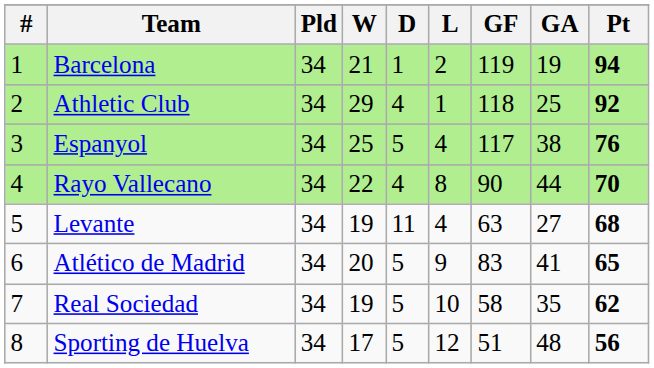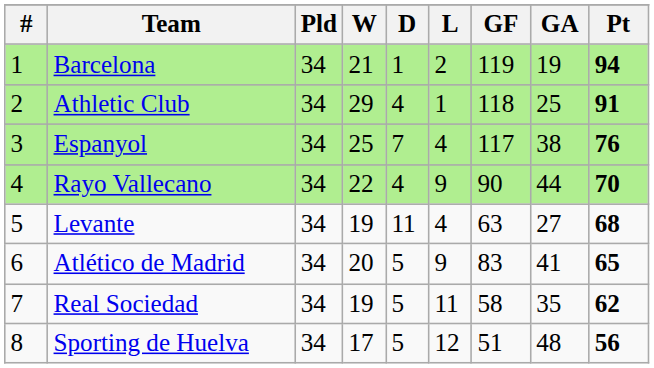(607, 104) 92 -> (607, 104) 91
(398, 143) 5 -> (398, 143) 7
(441, 183) 8 -> (441, 183) 9
(447, 303) 10 -> (447, 303) 11
